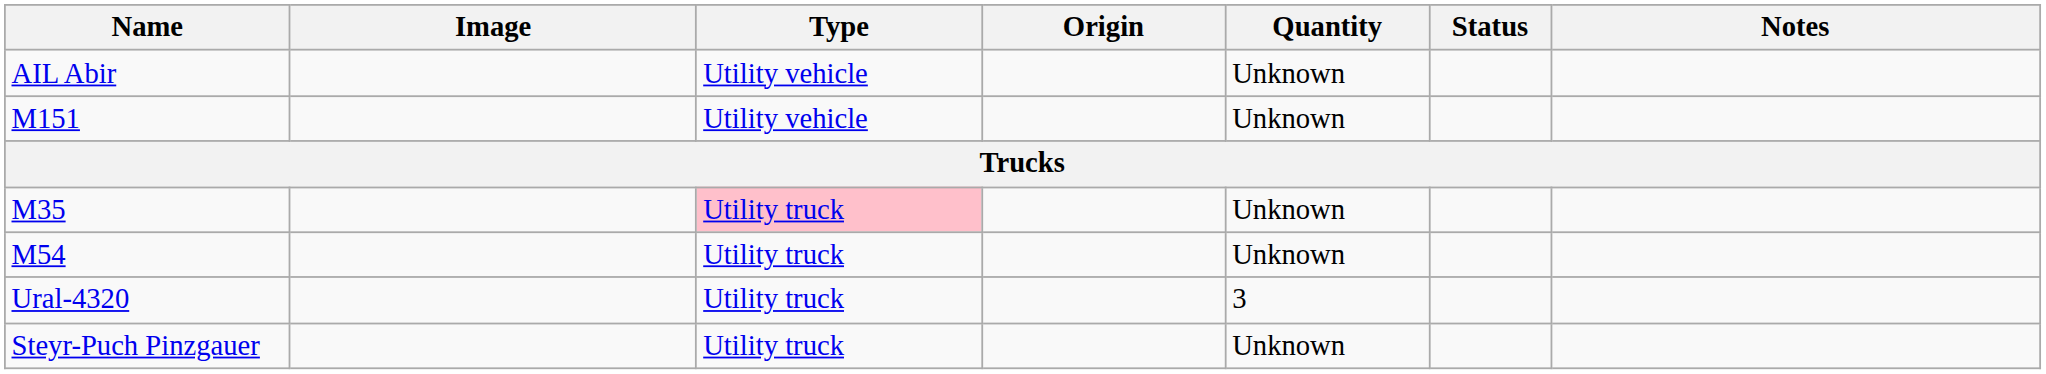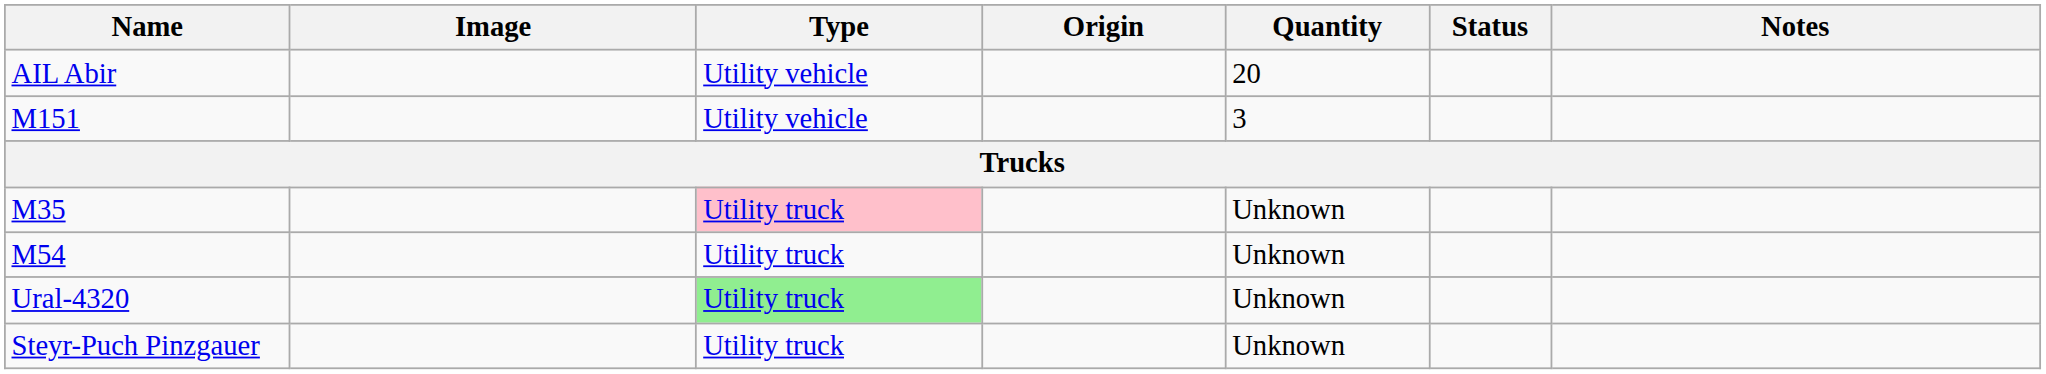(1289, 72) Unknown -> (1246, 72) 20
(1289, 118) Unknown -> (1239, 118) 3
(774, 299) no background -> (774, 299) lightgreen background
(1239, 299) 3 -> (1289, 299) Unknown
